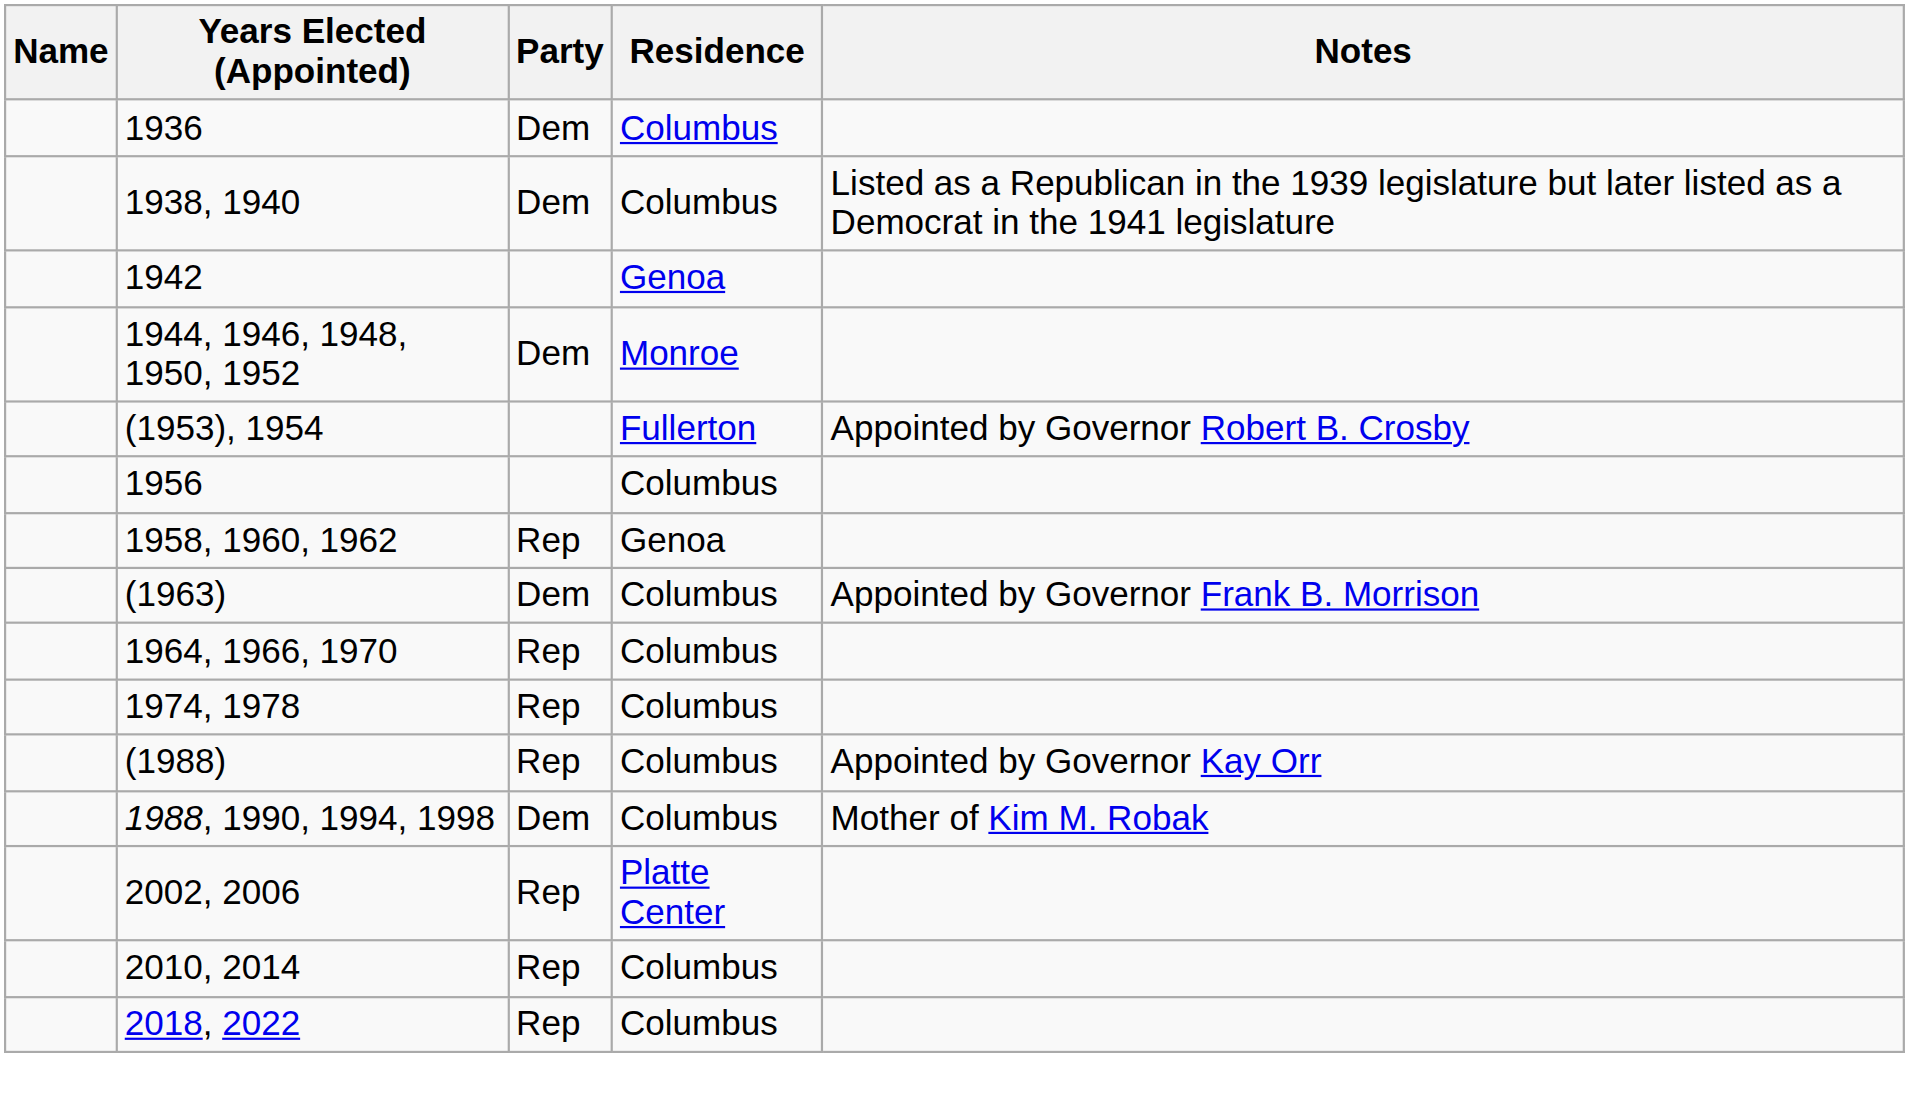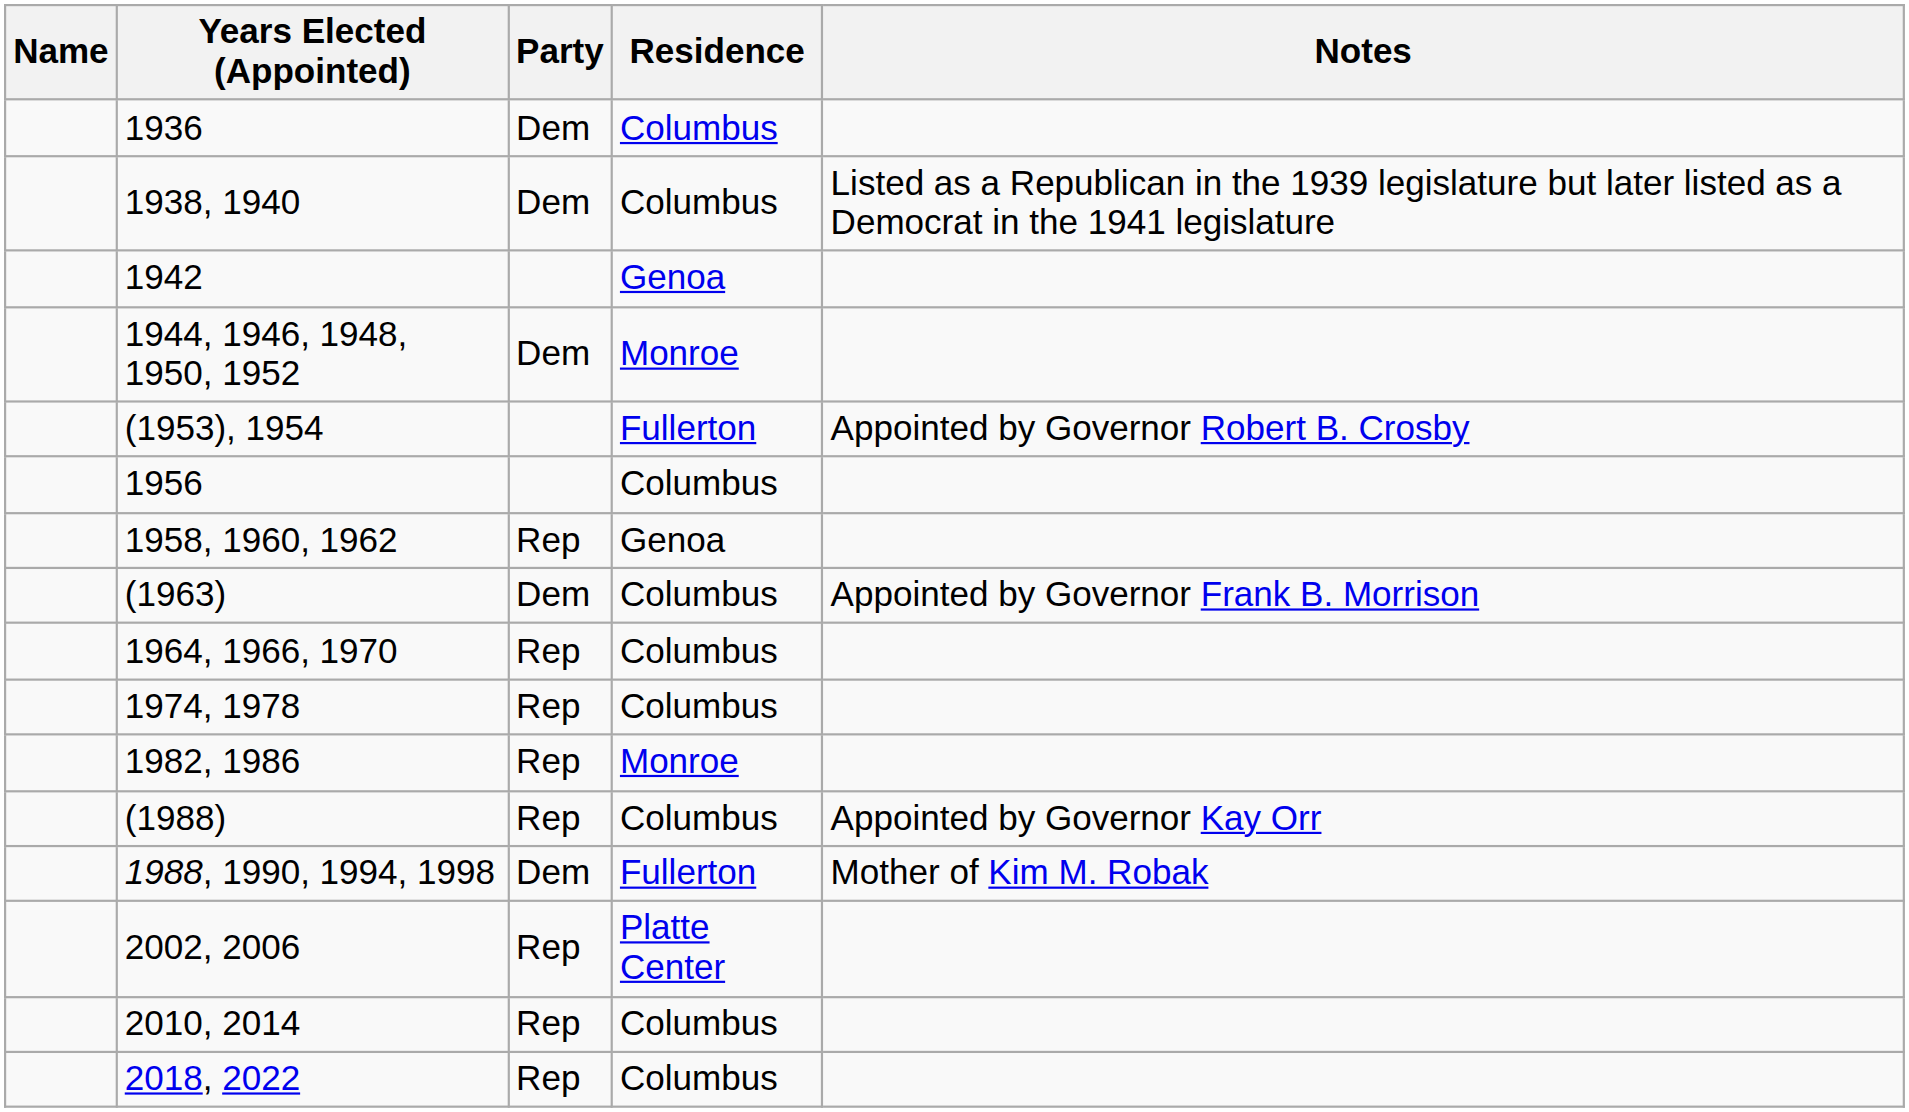+ row: (212, 761)
(699, 817) Columbus -> (688, 872) Fullerton
